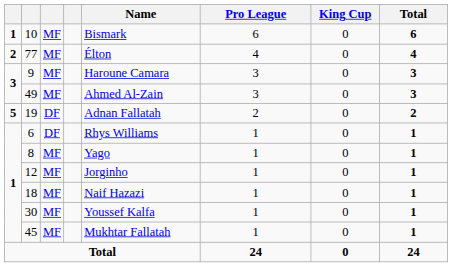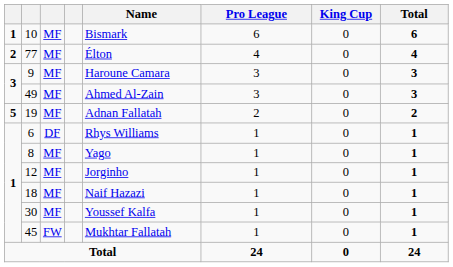(52, 113) DF -> (52, 113) MF
(52, 232) MF -> (52, 232) FW
